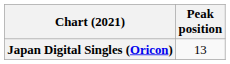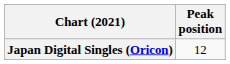(200, 49) 13 -> (200, 49) 12
